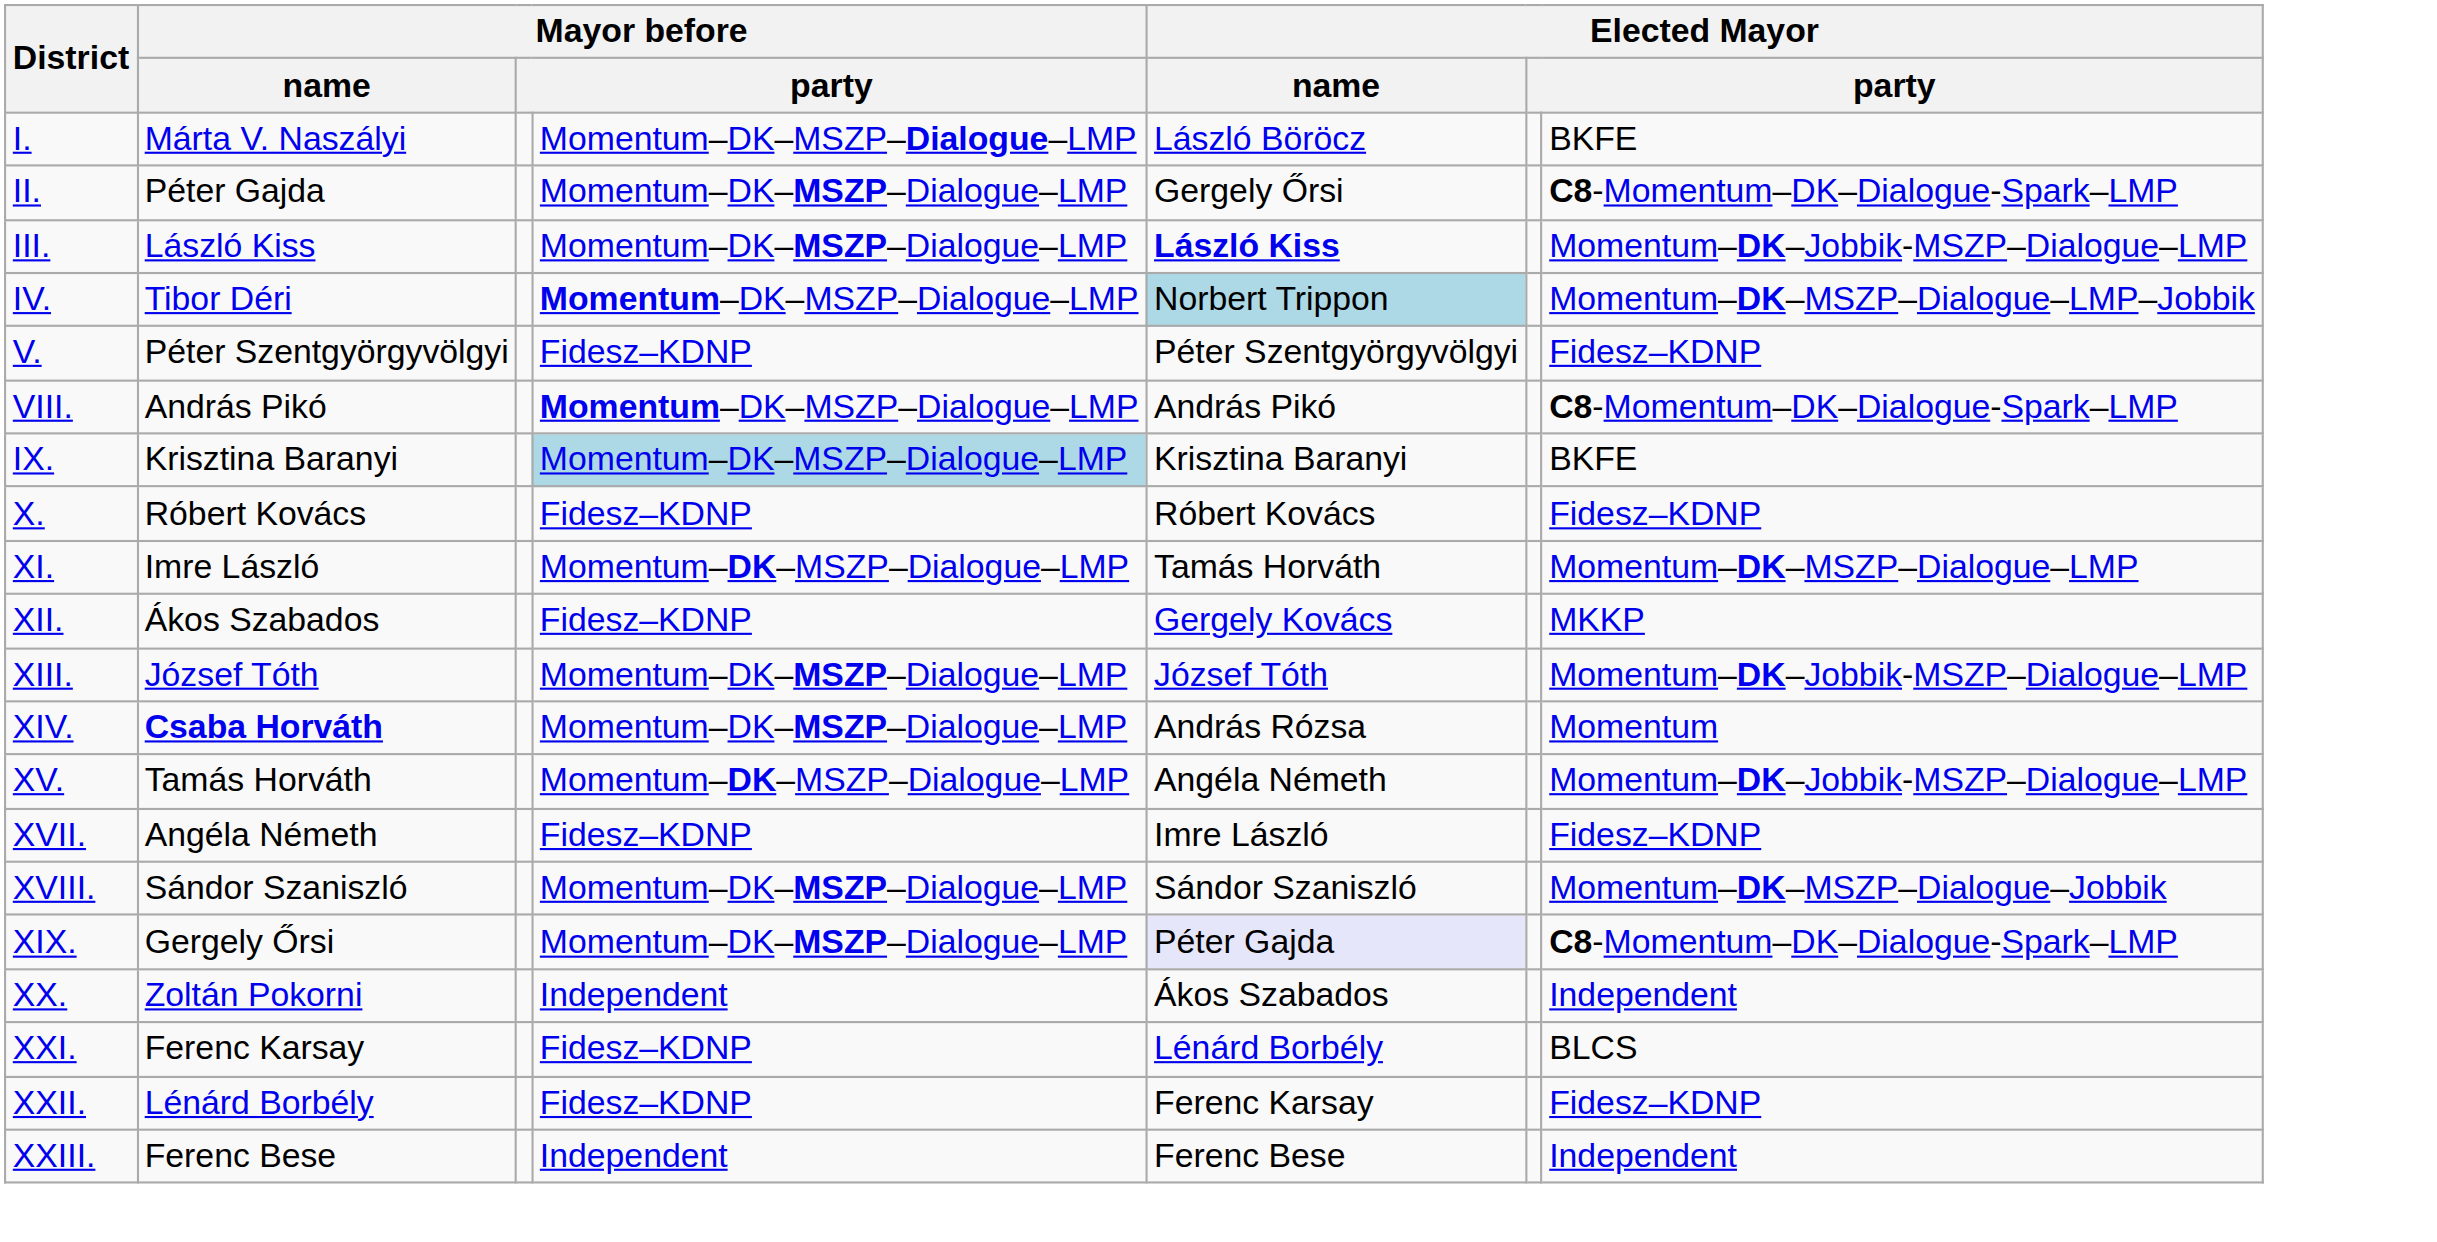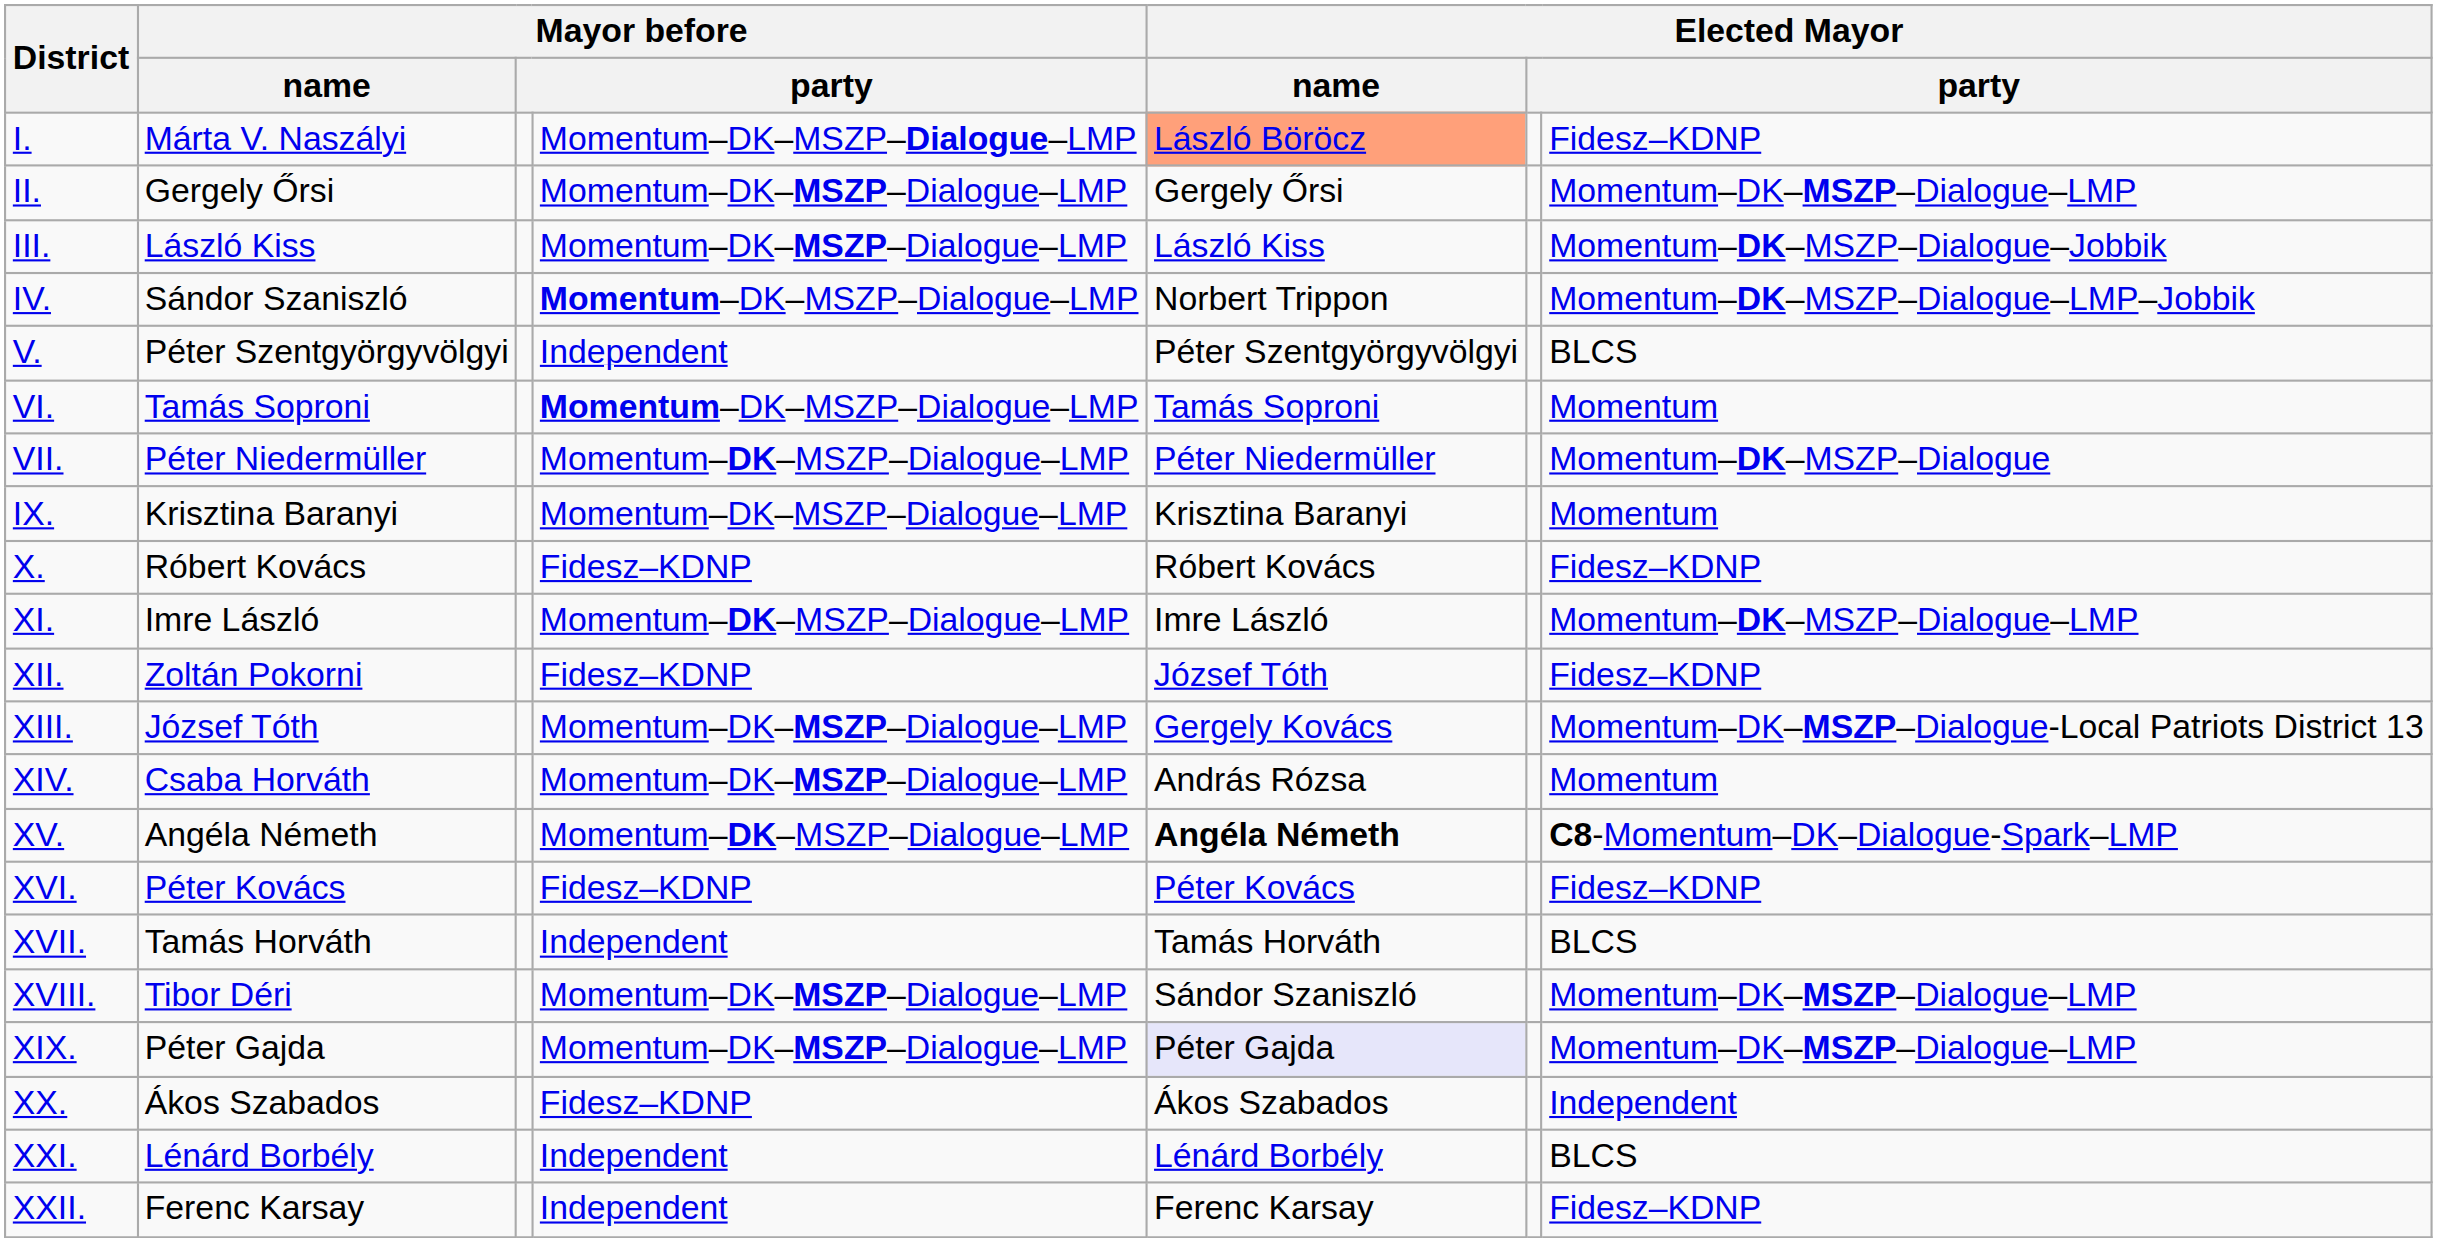(1260, 138) no background -> (1260, 138) lightsalmon background
(1593, 138) BKFE -> (1655, 138) Fidesz–KDNP
(235, 191) Péter Gajda -> (239, 191) Gergely Őrsi
(1864, 191) C8-Momentum–DK–Dialogue-Spark–LMP -> (1843, 191) Momentum–DK–MSZP–Dialogue–LMP
(1247, 245) bold -> (1239, 245) normal
(1898, 245) Momentum–DK–Jobbik-MSZP–Dialogue–LMP -> (1858, 245) Momentum–DK–MSZP–Dialogue–Jobbik
(218, 298) Tibor Déri -> (276, 298) Sándor Szaniszló
(1271, 298) lightblue background -> (1271, 298) no background
(646, 352) Fidesz–KDNP -> (634, 352) Independent
(1655, 352) Fidesz–KDNP -> (1593, 352) BLCS
+ row: (33, 406)
+ row: (38, 459)
- row: (43, 406)
(834, 459) lightblue background -> (834, 513) no background
(1593, 459) BKFE -> (1634, 513) Momentum
(1268, 566) Tamás Horváth -> (1241, 620) Imre László
(262, 620) Ákos Szabados -> (254, 673) Zoltán Pokorni
(1273, 620) Gergely Kovács -> (1241, 673) József Tóth
(1597, 620) MKKP -> (1655, 673) Fidesz–KDNP
(1241, 673) József Tóth -> (1273, 727) Gergely Kovács
(1898, 673) Momentum–DK–Jobbik-MSZP–Dialogue–LMP -> (1986, 727) Momentum–DK–MSZP–Dialogue-Local Patriots District 13
(264, 727) bold -> (257, 780) normal
(258, 780) Tamás Horváth -> (261, 834) Angéla Németh
(1270, 780) normal -> (1277, 834) bold
(1898, 780) Momentum–DK–Jobbik-MSZP–Dialogue–LMP -> (1864, 834) C8-Momentum–DK–Dialogue-Spark–LMP
+ row: (45, 887)
(261, 834) Angéla Németh -> (258, 941) Tamás Horváth
(646, 834) Fidesz–KDNP -> (634, 941) Independent
(1241, 834) Imre László -> (1268, 941) Tamás Horváth
(1655, 834) Fidesz–KDNP -> (1593, 941) BLCS
(276, 887) Sándor Szaniszló -> (218, 995) Tibor Déri
(1858, 887) Momentum–DK–MSZP–Dialogue–Jobbik -> (1843, 995) Momentum–DK–MSZP–Dialogue–LMP
(239, 941) Gergely Őrsi -> (235, 1048) Péter Gajda
(1864, 941) C8-Momentum–DK–Dialogue-Spark–LMP -> (1843, 1048) Momentum–DK–MSZP–Dialogue–LMP
(254, 995) Zoltán Pokorni -> (262, 1102) Ákos Szabados
(634, 995) Independent -> (646, 1102) Fidesz–KDNP
(254, 1048) Ferenc Karsay -> (259, 1155) Lénárd Borbély
(646, 1048) Fidesz–KDNP -> (634, 1155) Independent
(259, 1102) Lénárd Borbély -> (254, 1209) Ferenc Karsay
(646, 1102) Fidesz–KDNP -> (634, 1209) Independent
- row: (54, 1155)
